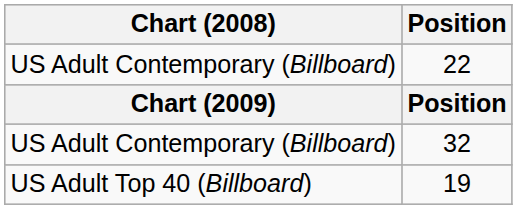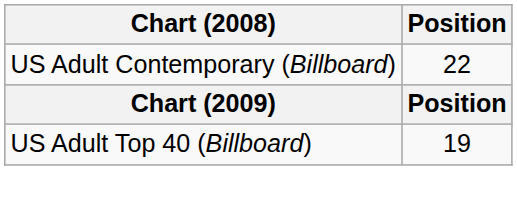- row: (457, 143)
